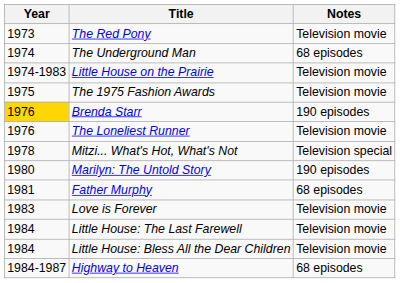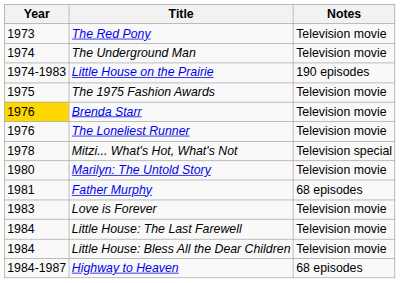(329, 53) 68 episodes -> (341, 53) Television movie
(341, 72) Television movie -> (333, 72) 190 episodes
(333, 111) 190 episodes -> (341, 111) Television movie
(333, 170) 190 episodes -> (341, 170) Television movie
